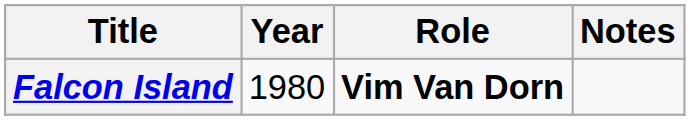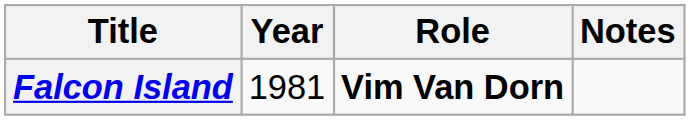(287, 86) 1980 -> (287, 86) 1981
